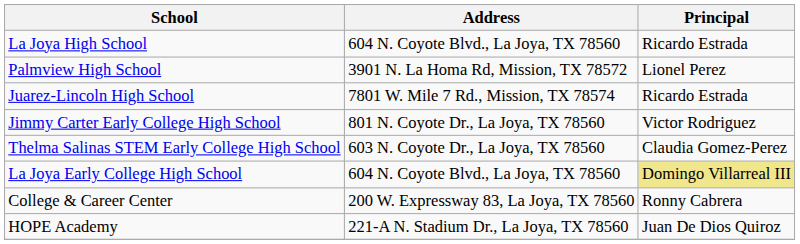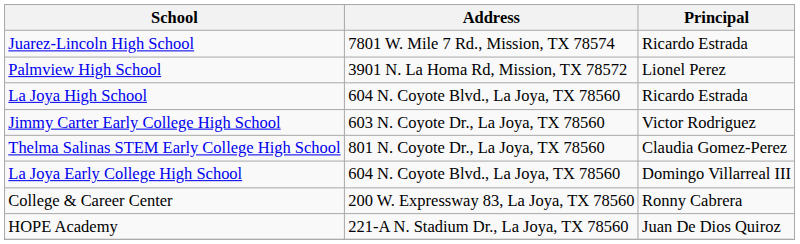rows swapped: (78, 43) <-> (101, 95)
(476, 122) 801 N. Coyote Dr., La Joya, TX 78560 -> (476, 122) 603 N. Coyote Dr., La Joya, TX 78560
(476, 148) 603 N. Coyote Dr., La Joya, TX 78560 -> (476, 148) 801 N. Coyote Dr., La Joya, TX 78560
(716, 174) khaki background -> (716, 174) no background
